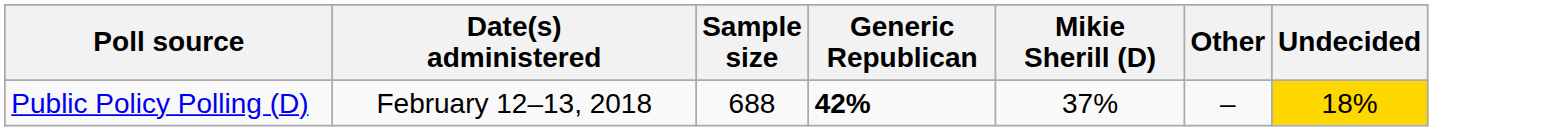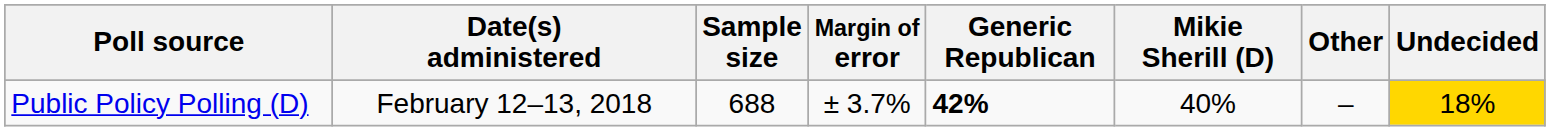+ column: (867, 44)
(1090, 102) 37% -> (1208, 102) 40%
